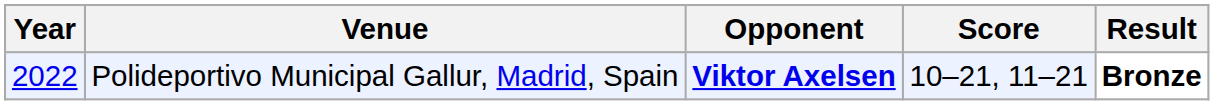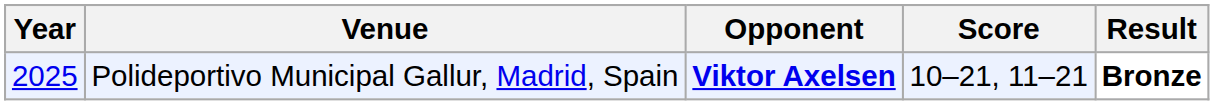(45, 75) 2022 -> (45, 75) 2025
